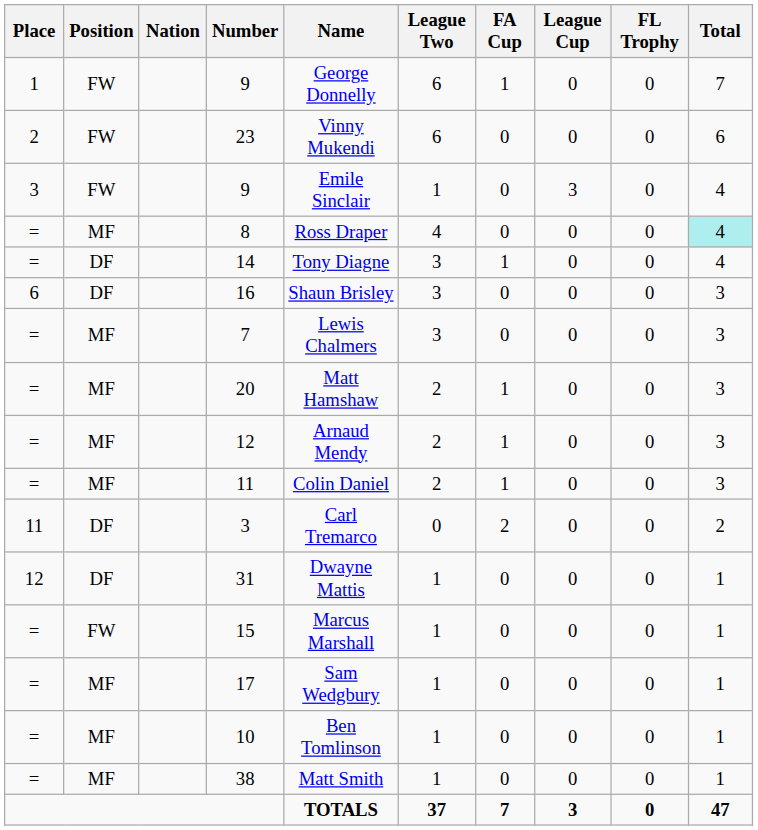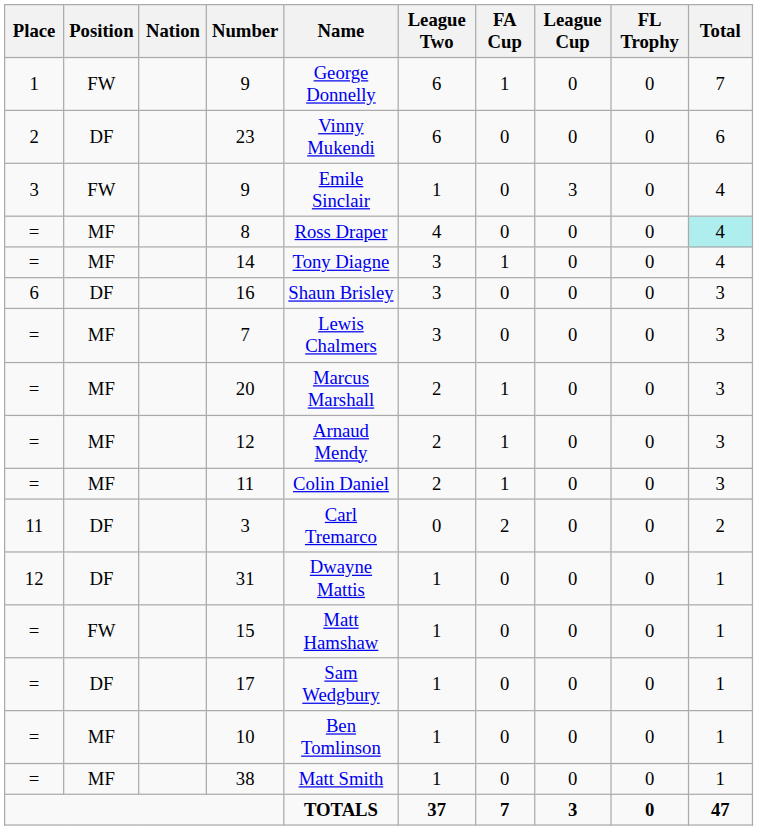(101, 137) FW -> (101, 137) DF
(101, 262) DF -> (101, 262) MF
(341, 388) Matt Hamshaw -> (341, 388) Marcus Marshall
(341, 631) Marcus Marshall -> (341, 631) Matt Hamshaw
(101, 684) MF -> (101, 684) DF
